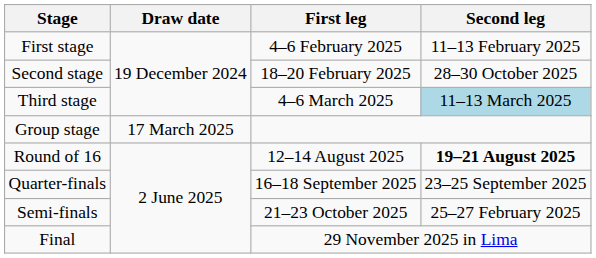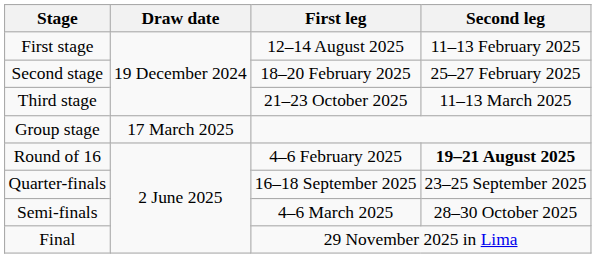(336, 45) 4–6 February 2025 -> (336, 45) 12–14 August 2025
(506, 73) 28–30 October 2025 -> (506, 73) 25–27 February 2025
(336, 101) 4–6 March 2025 -> (336, 101) 21–23 October 2025
(506, 101) lightblue background -> (506, 101) no background
(336, 156) 12–14 August 2025 -> (336, 156) 4–6 February 2025
(336, 211) 21–23 October 2025 -> (336, 211) 4–6 March 2025
(506, 211) 25–27 February 2025 -> (506, 211) 28–30 October 2025
